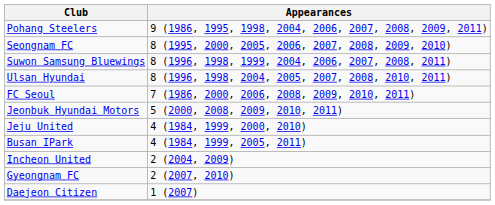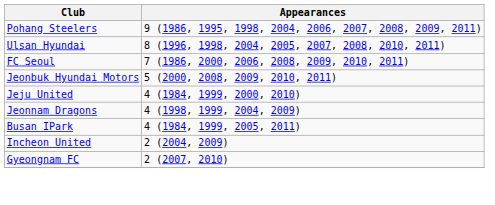- row: (40, 45)
- row: (76, 61)
+ row: (52, 110)
- row: (52, 192)
